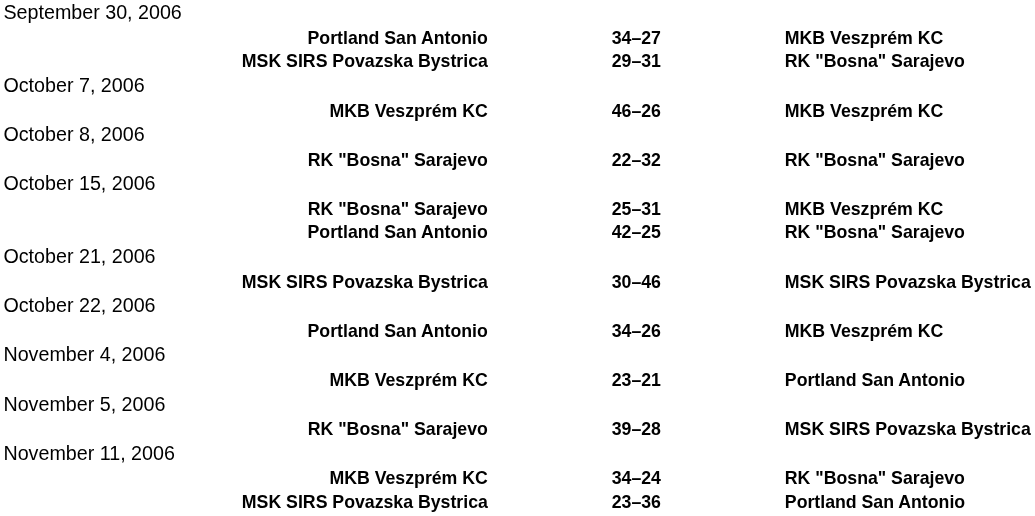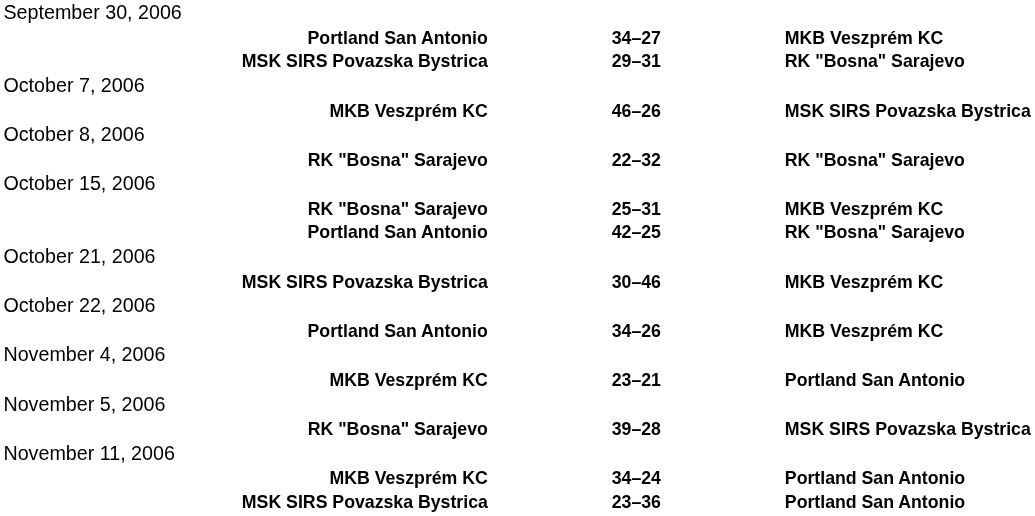(864, 110) MKB Veszprém KC -> (908, 110) MSK SIRS Povazska Bystrica
(908, 281) MSK SIRS Povazska Bystrica -> (864, 281) MKB Veszprém KC
(875, 478) RK "Bosna" Sarajevo -> (875, 478) Portland San Antonio
